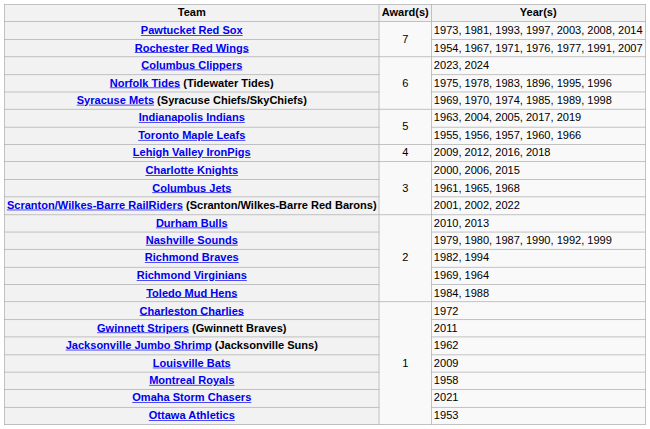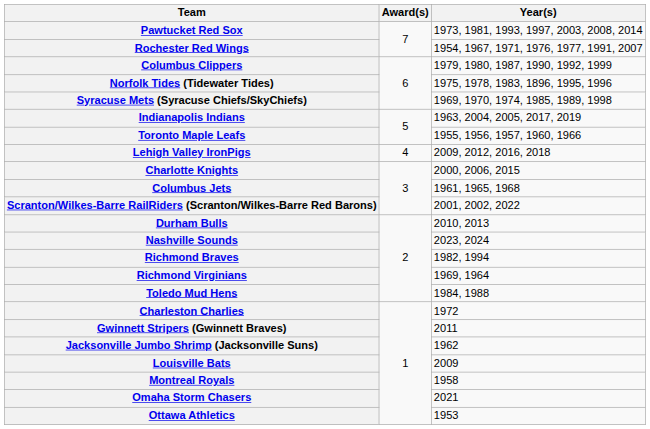(461, 65) 2023, 2024 -> (523, 65) 1979, 1980, 1987, 1990, 1992, 1999
(523, 240) 1979, 1980, 1987, 1990, 1992, 1999 -> (461, 240) 2023, 2024
